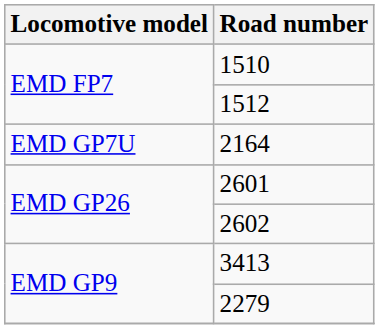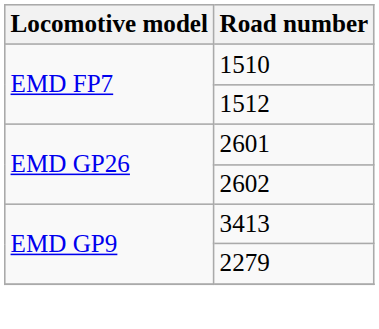- row: (245, 143)
